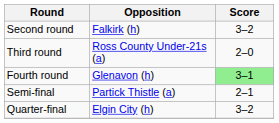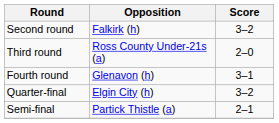(244, 76) lightgreen background -> (244, 76) no background
rows swapped: (37, 110) <-> (31, 93)
